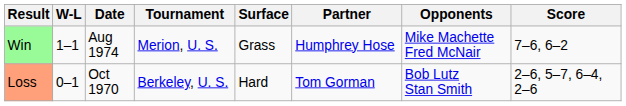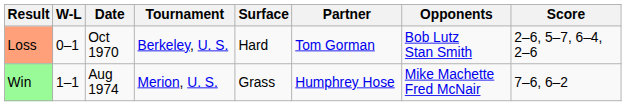rows swapped: (22, 82) <-> (19, 44)
